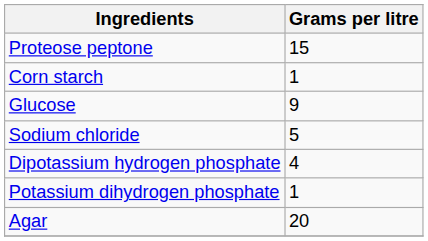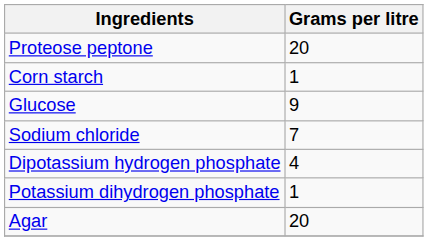(299, 47) 15 -> (299, 47) 20
(294, 134) 5 -> (294, 134) 7
